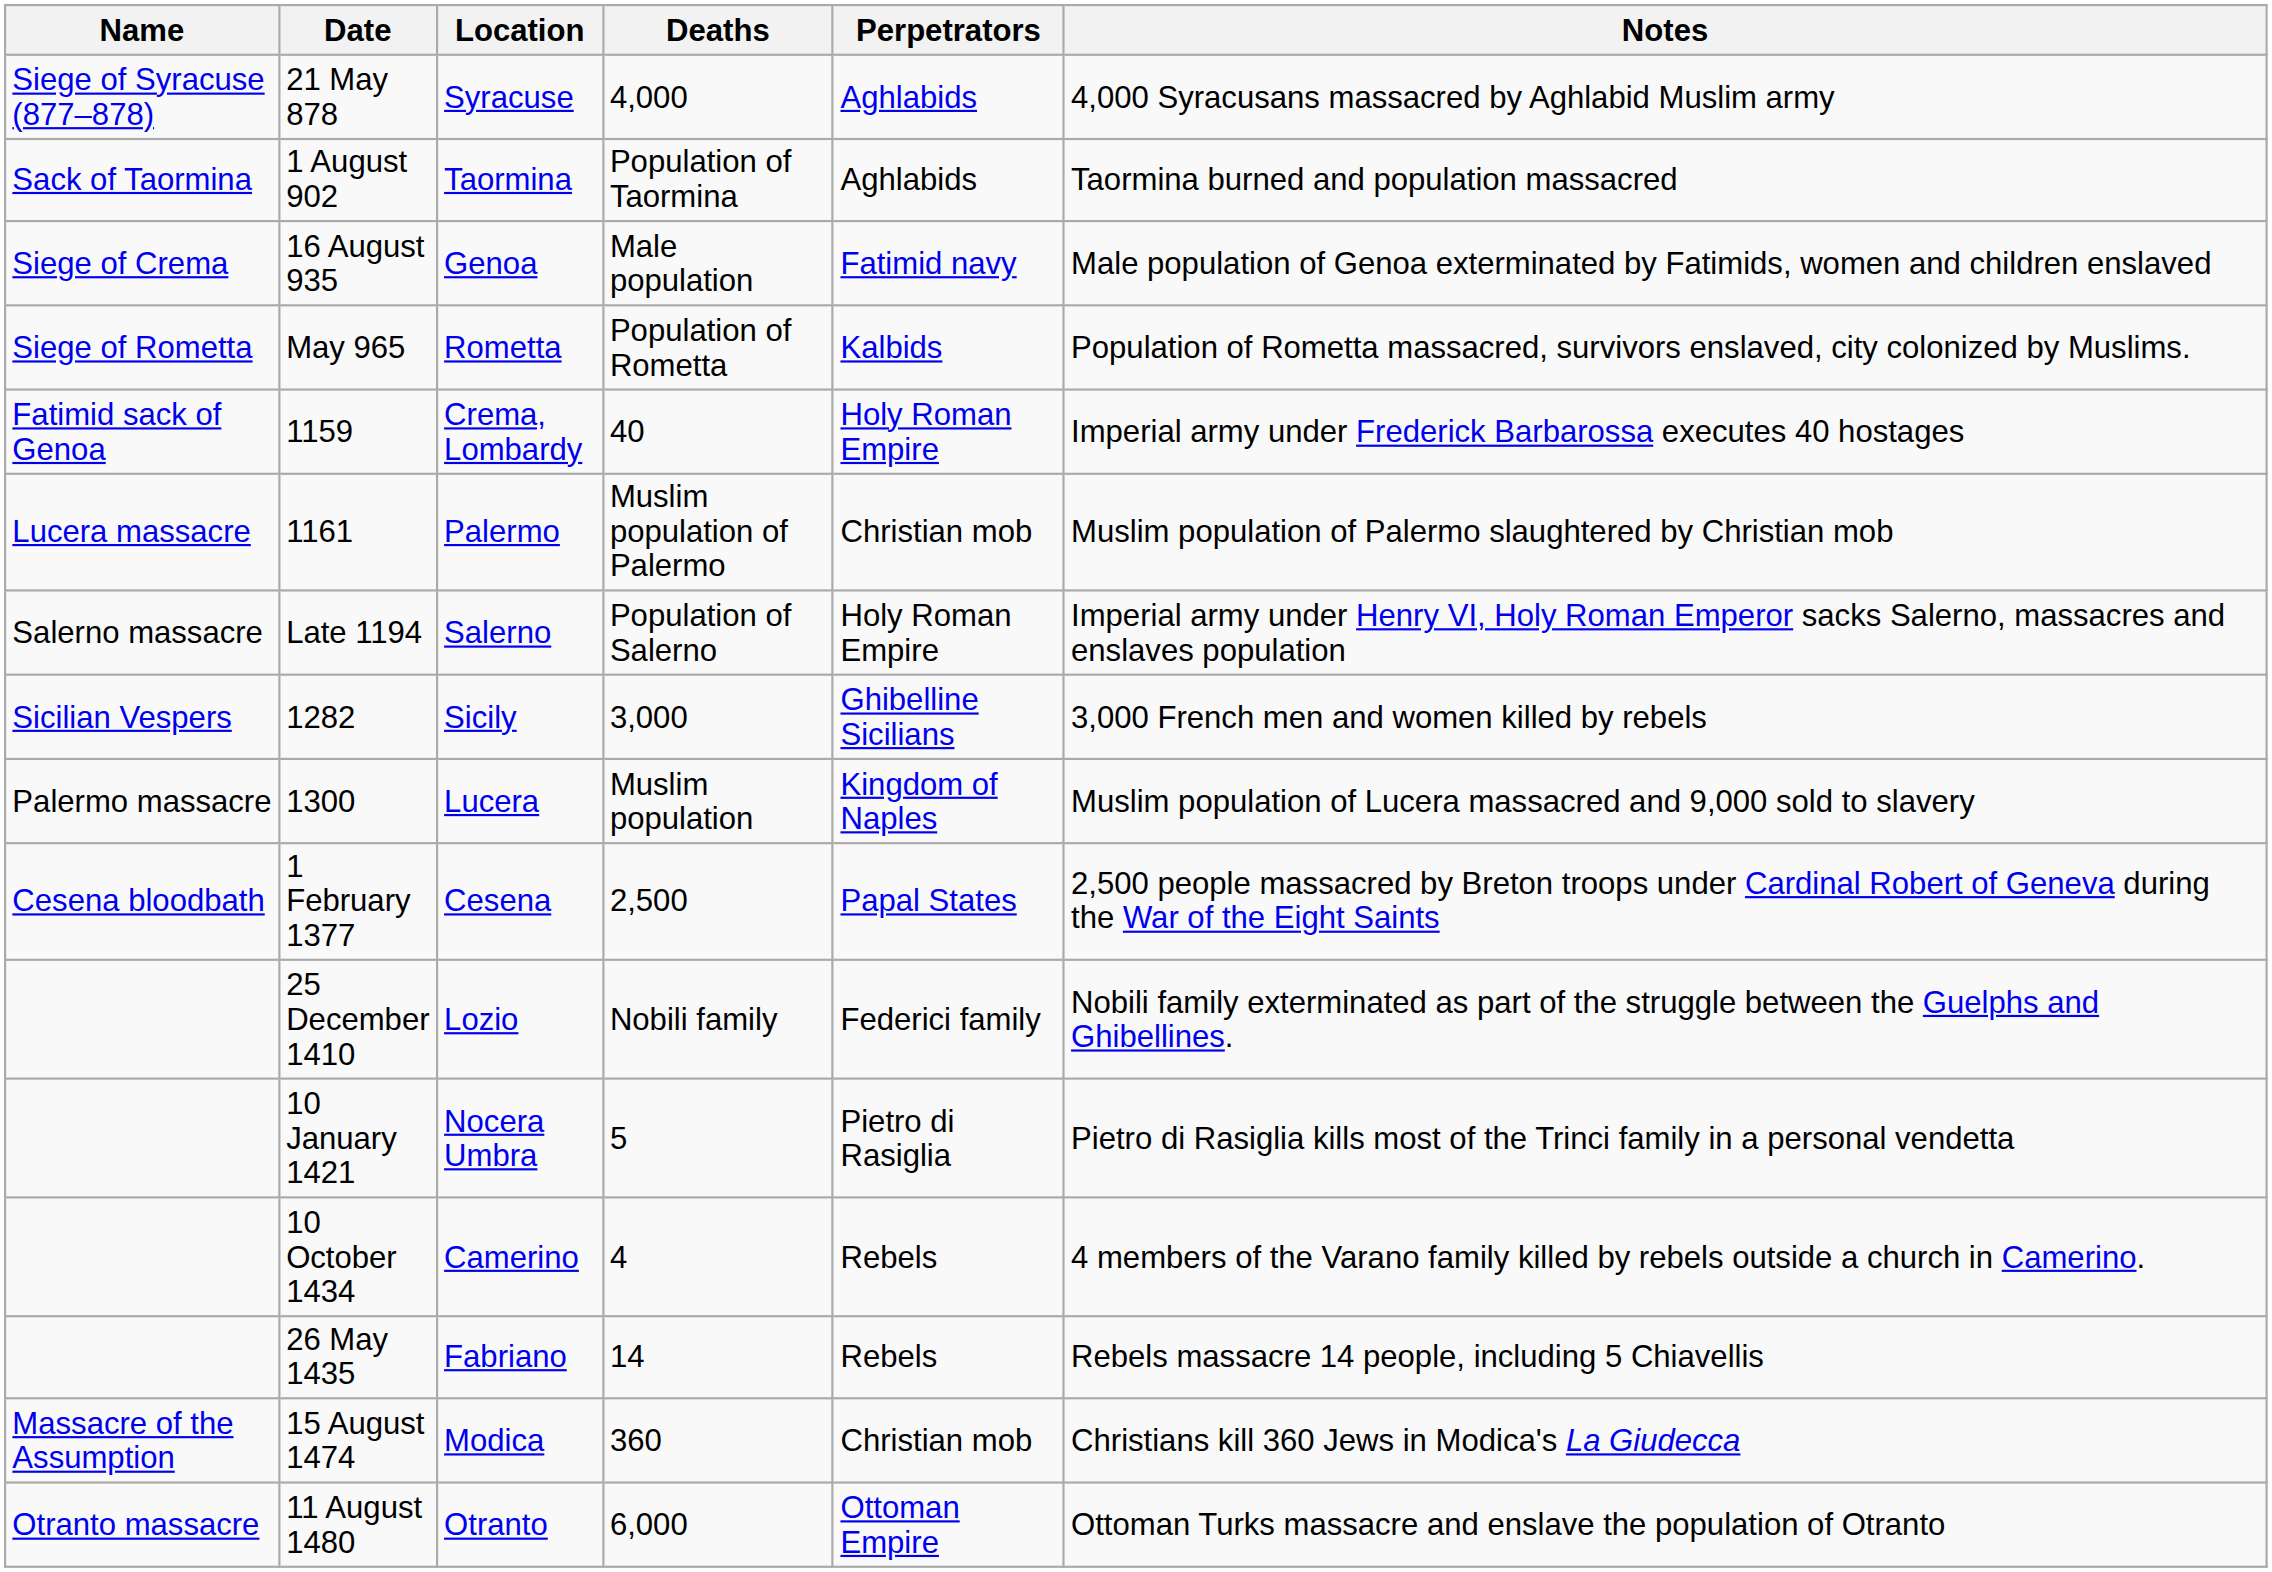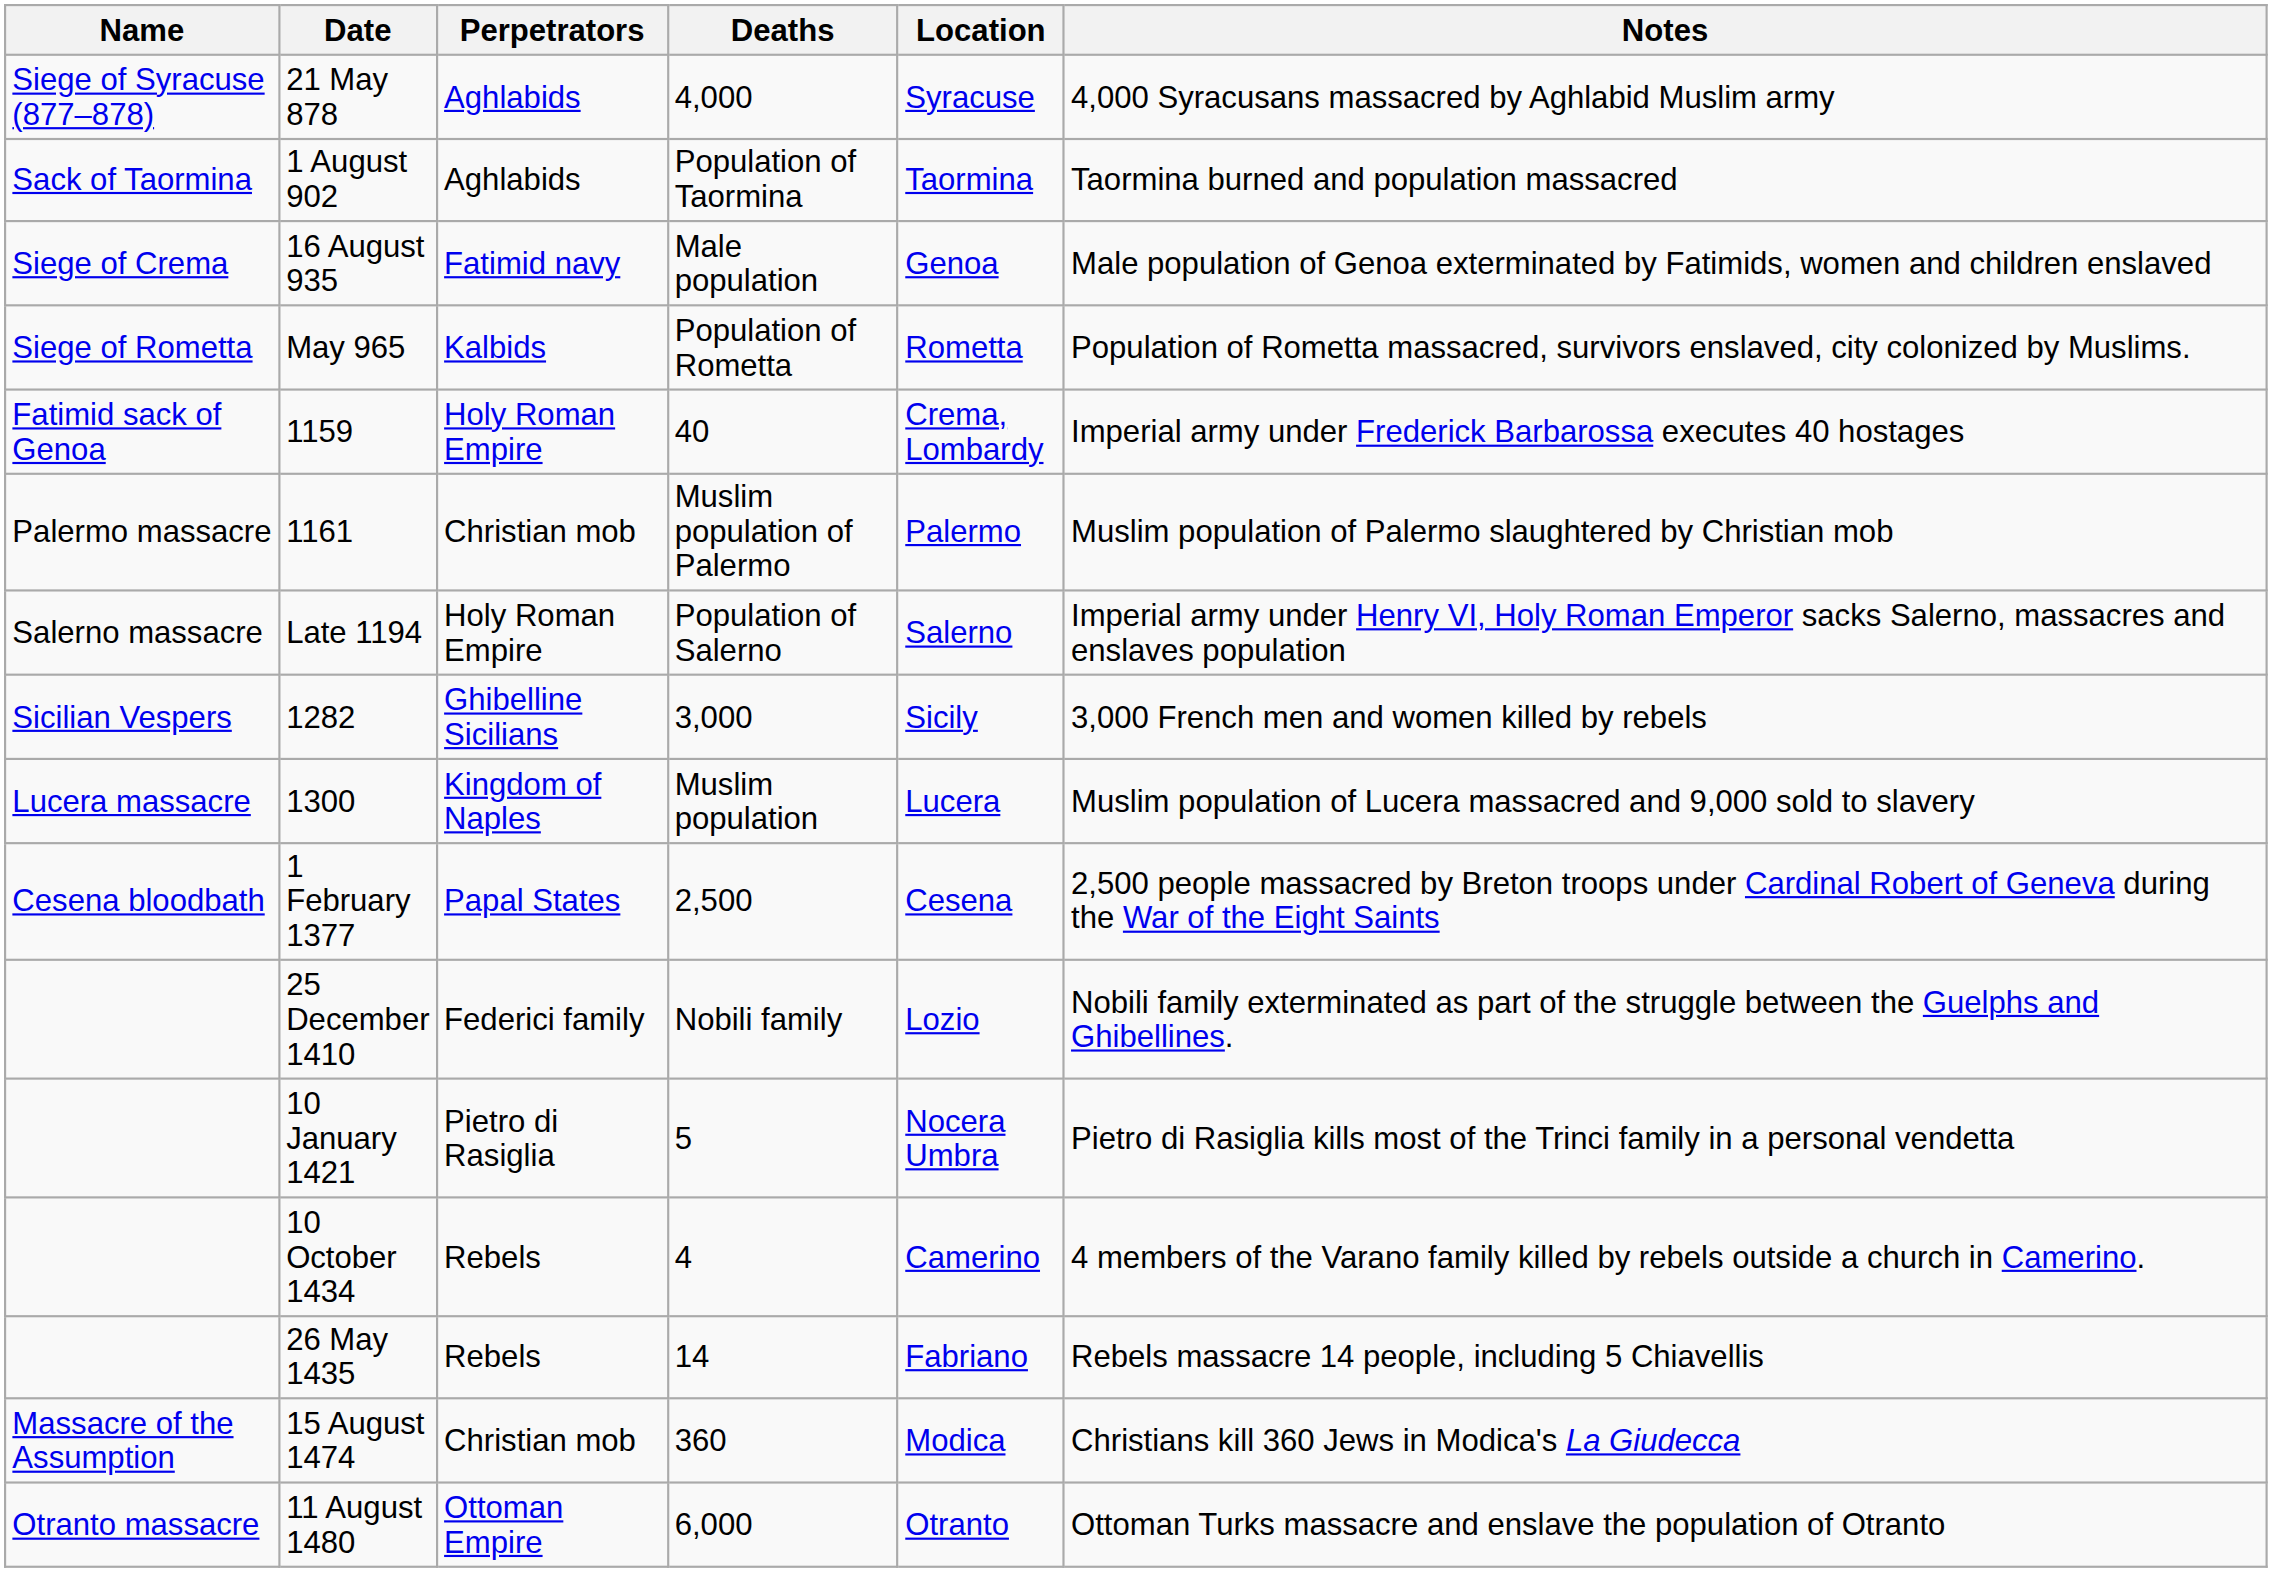columns swapped: (520, 30) <-> (948, 30)
(132, 532) Lucera massacre -> (142, 532) Palermo massacre
(142, 801) Palermo massacre -> (132, 801) Lucera massacre
